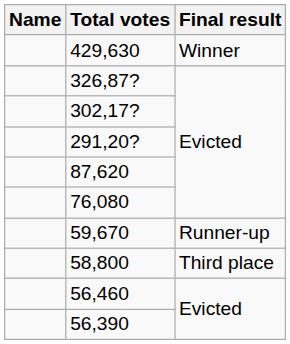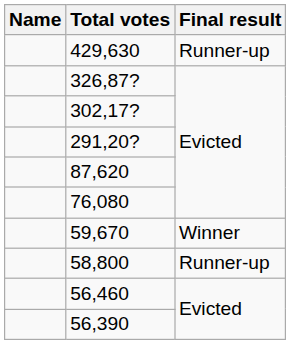(209, 50) Winner -> (224, 50) Runner-up
(224, 232) Runner-up -> (209, 232) Winner
(226, 263) Third place -> (224, 263) Runner-up
